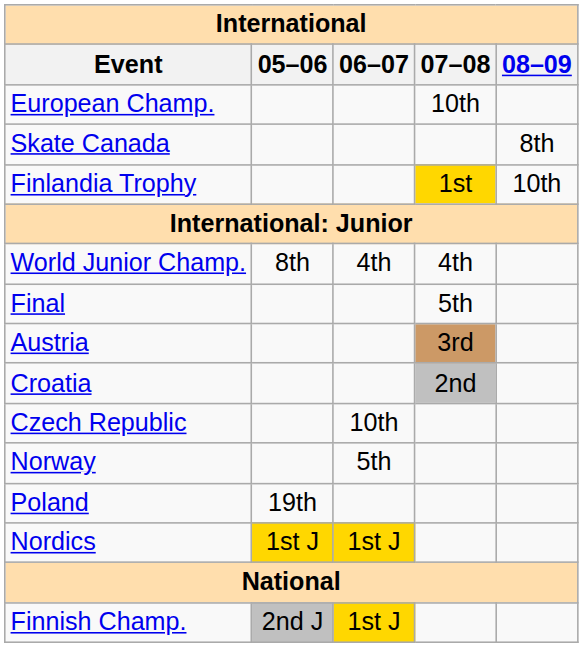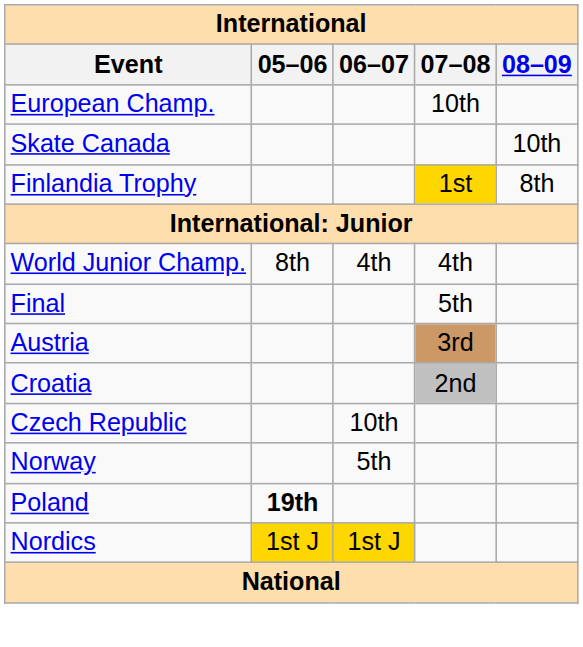(537, 143) 8th -> (537, 143) 10th
(537, 183) 10th -> (537, 183) 8th
(293, 502) normal -> (293, 502) bold
- row: (99, 622)
